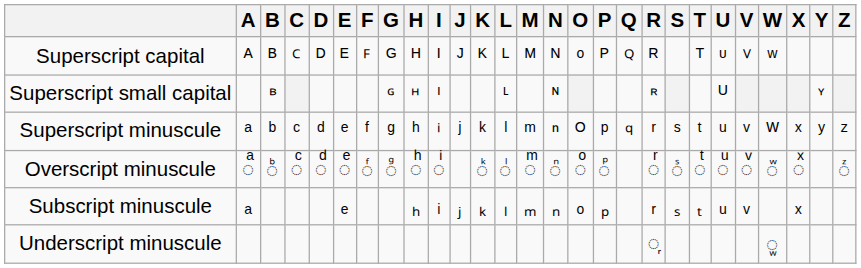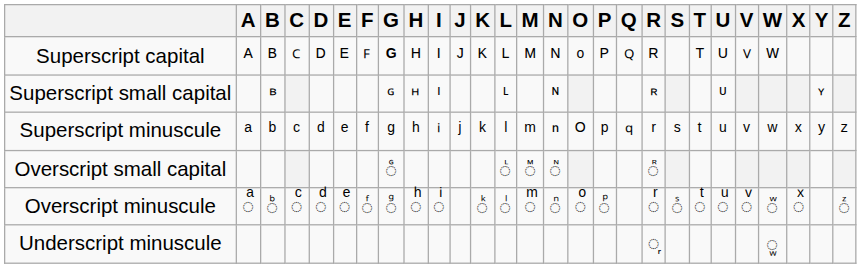(391, 55) normal -> (391, 55) bold
(723, 55) ᶸ -> (723, 55) ᵁ
(773, 55) ʷ -> (773, 55) ᵂ
(723, 93) ᵁ -> (723, 93) ᶸ
(773, 130) ᵂ -> (773, 130) ʷ
+ row: (120, 168)
- row: (120, 206)
